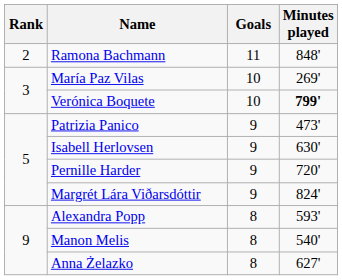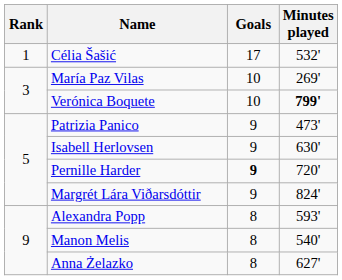+ row: (83, 55)
- row: (108, 55)
(253, 170) normal -> (253, 170) bold
